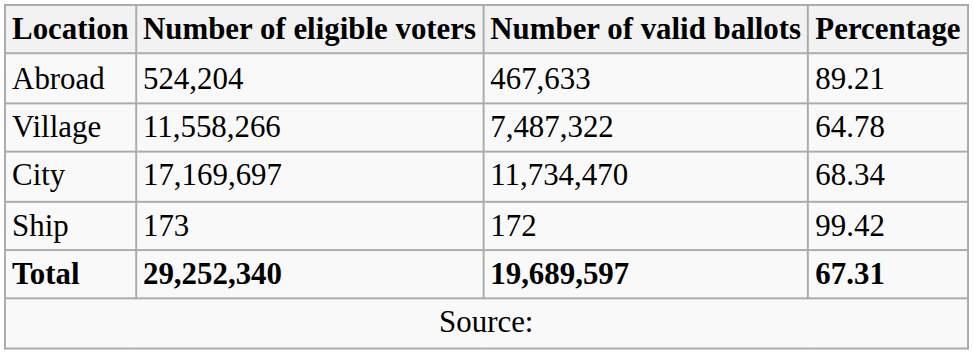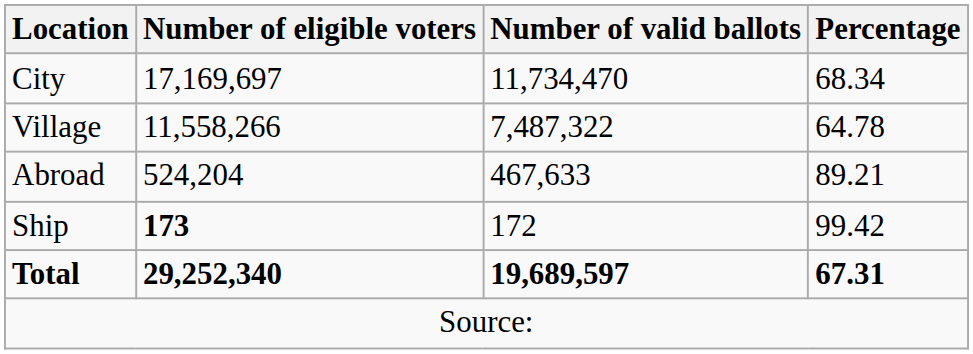rows swapped: (39, 175) <-> (58, 77)
(166, 224) normal -> (166, 224) bold
